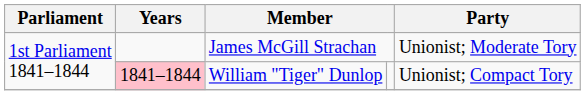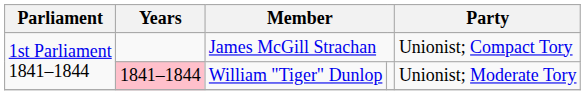(488, 47) Unionist; Moderate Tory -> (486, 47) Unionist; Compact Tory
(486, 75) Unionist; Compact Tory -> (488, 75) Unionist; Moderate Tory
